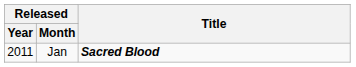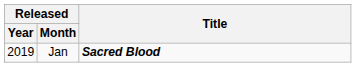(20, 52) 2011 -> (21, 52) 2019
